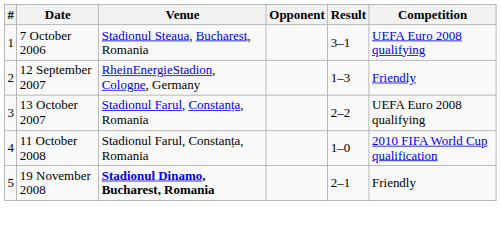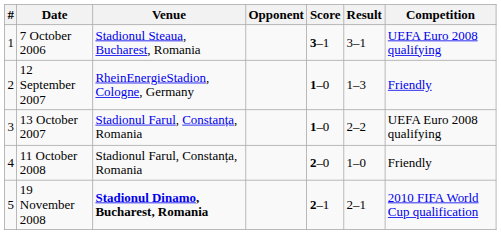+ column: (325, 14)
(430, 148) 2010 FIFA World Cup qualification -> (410, 162) Friendly
(394, 183) Friendly -> (433, 205) 2010 FIFA World Cup qualification
